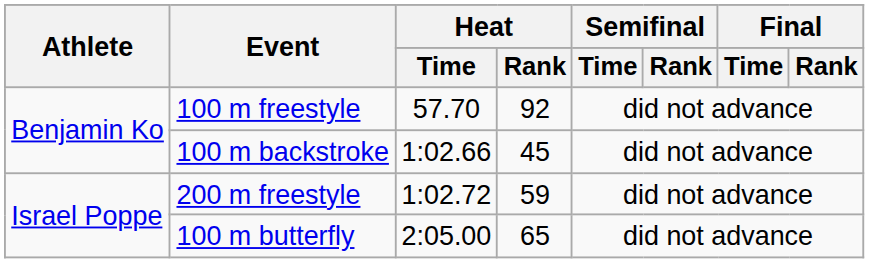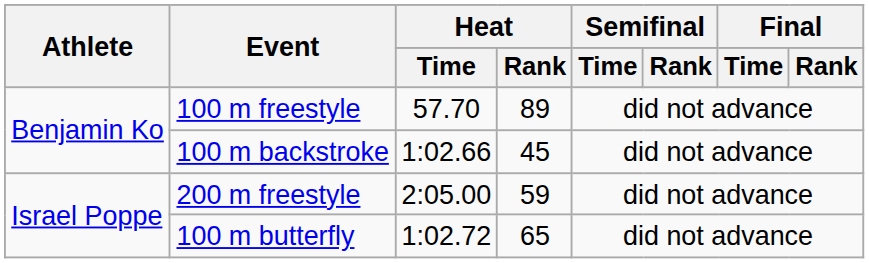(535, 109) 92 -> (535, 109) 89
(446, 194) 1:02.72 -> (446, 194) 2:05.00
(446, 237) 2:05.00 -> (446, 237) 1:02.72
